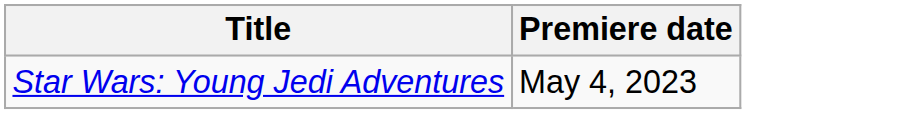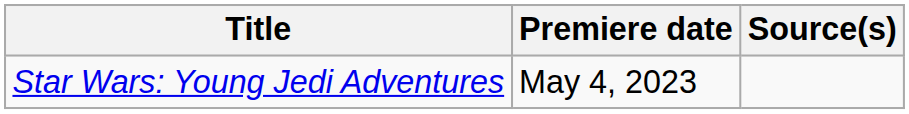+ column: (822, 30)
